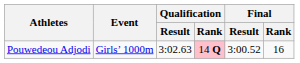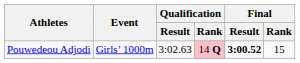(244, 50) normal -> (244, 50) bold
(279, 50) 16 -> (279, 50) 15
